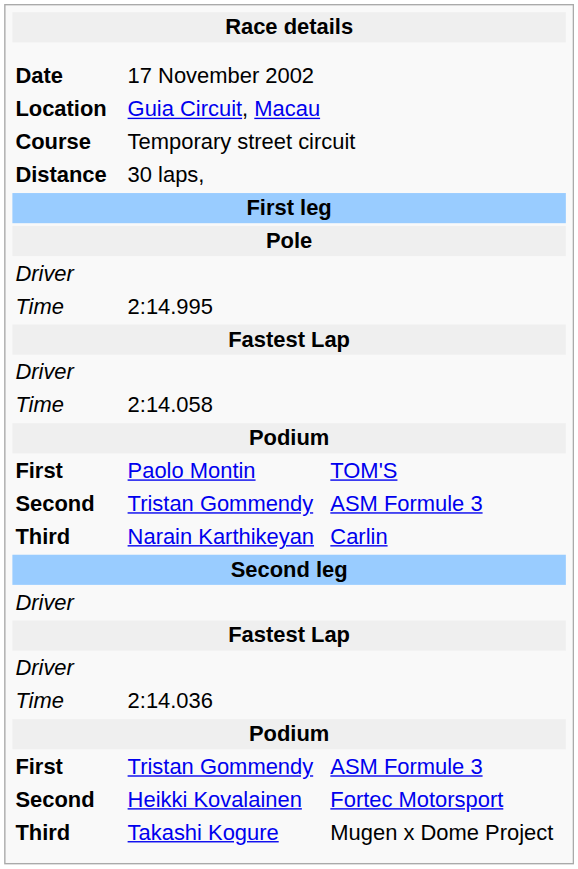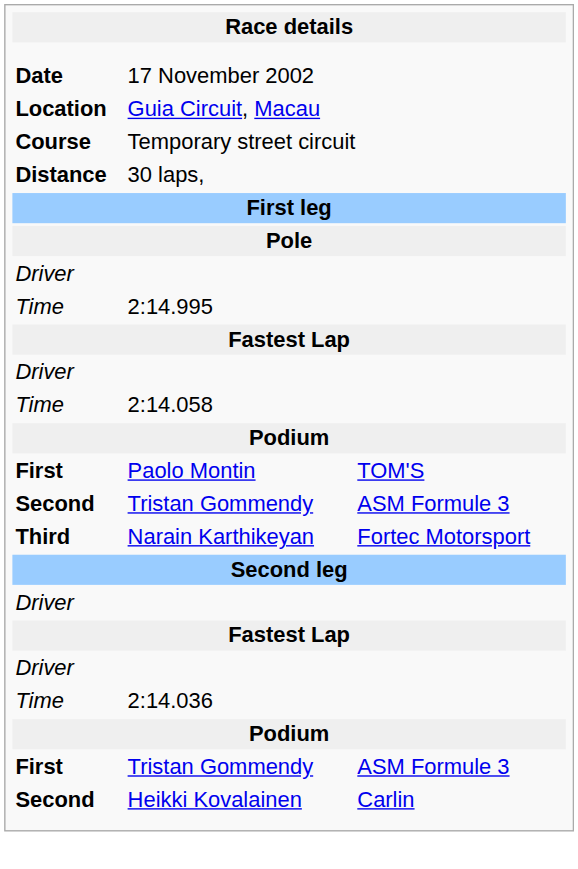(359, 537) Carlin -> (444, 537) Fortec Motorsport
(417, 800) Fortec Motorsport -> (386, 800) Carlin
- row: (43, 832)
